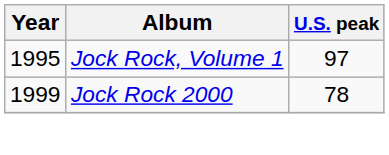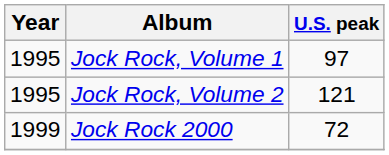+ row: (177, 94)
(337, 94) 78 -> (337, 130) 72
